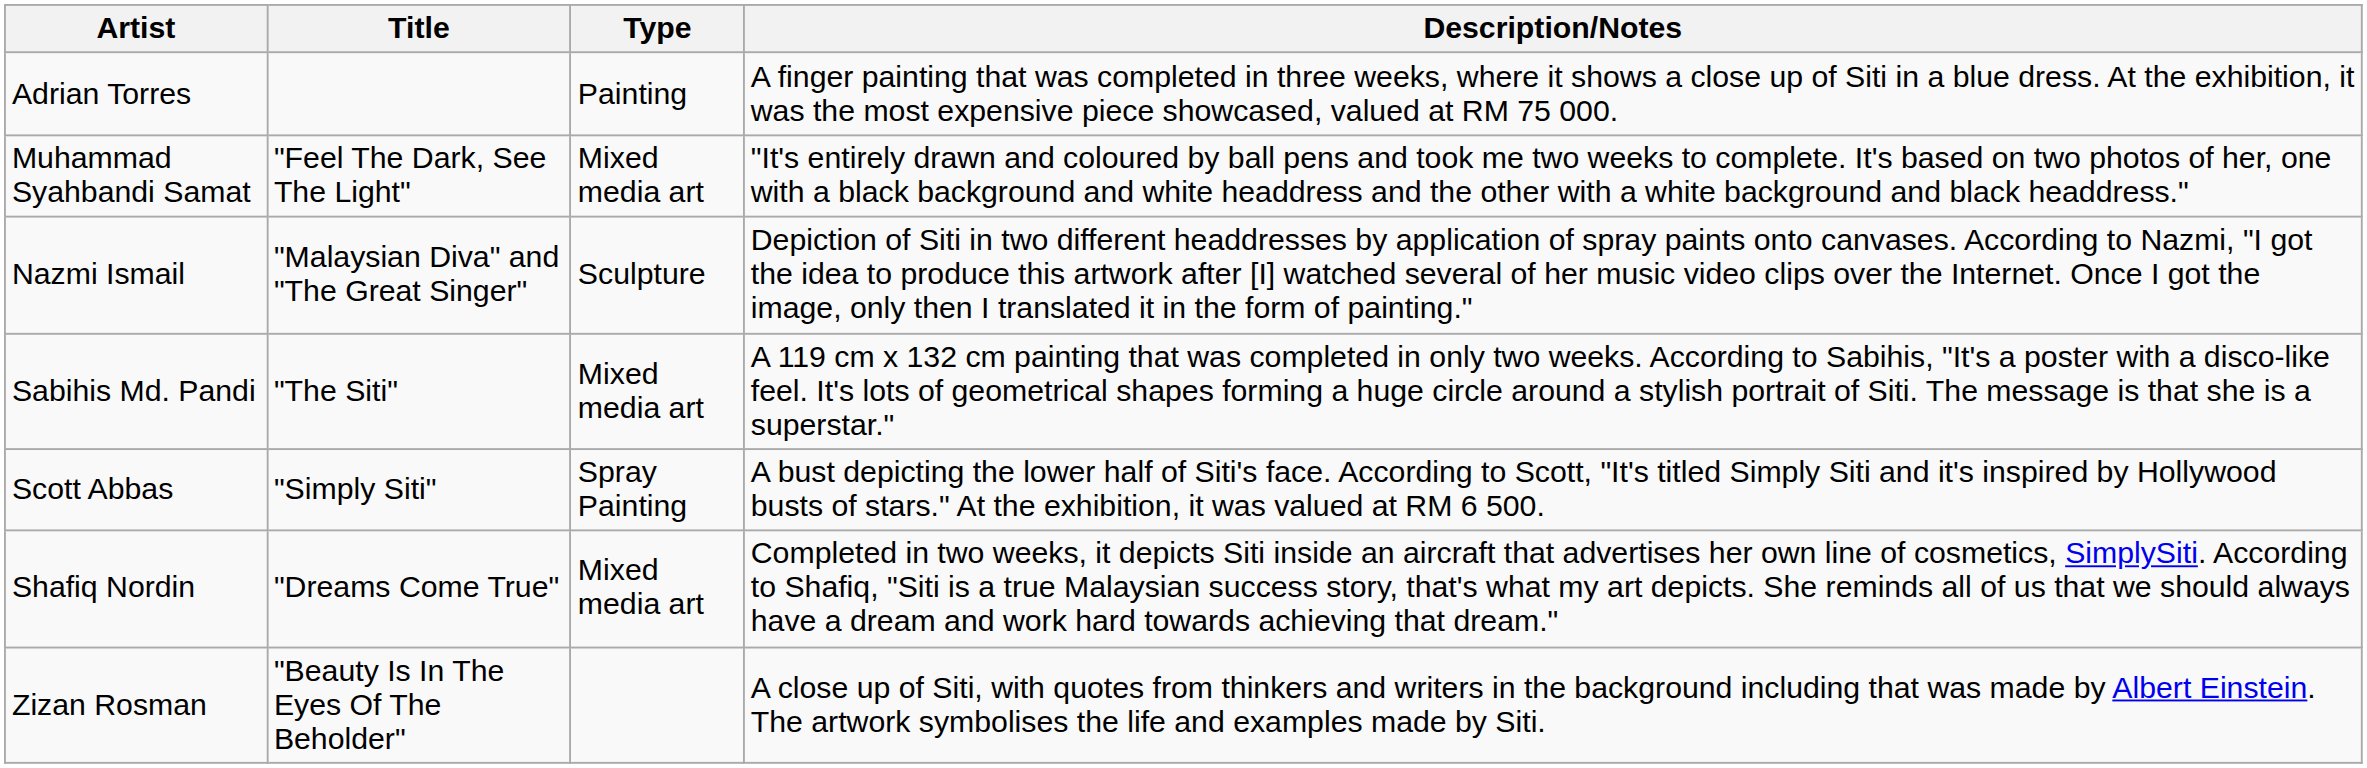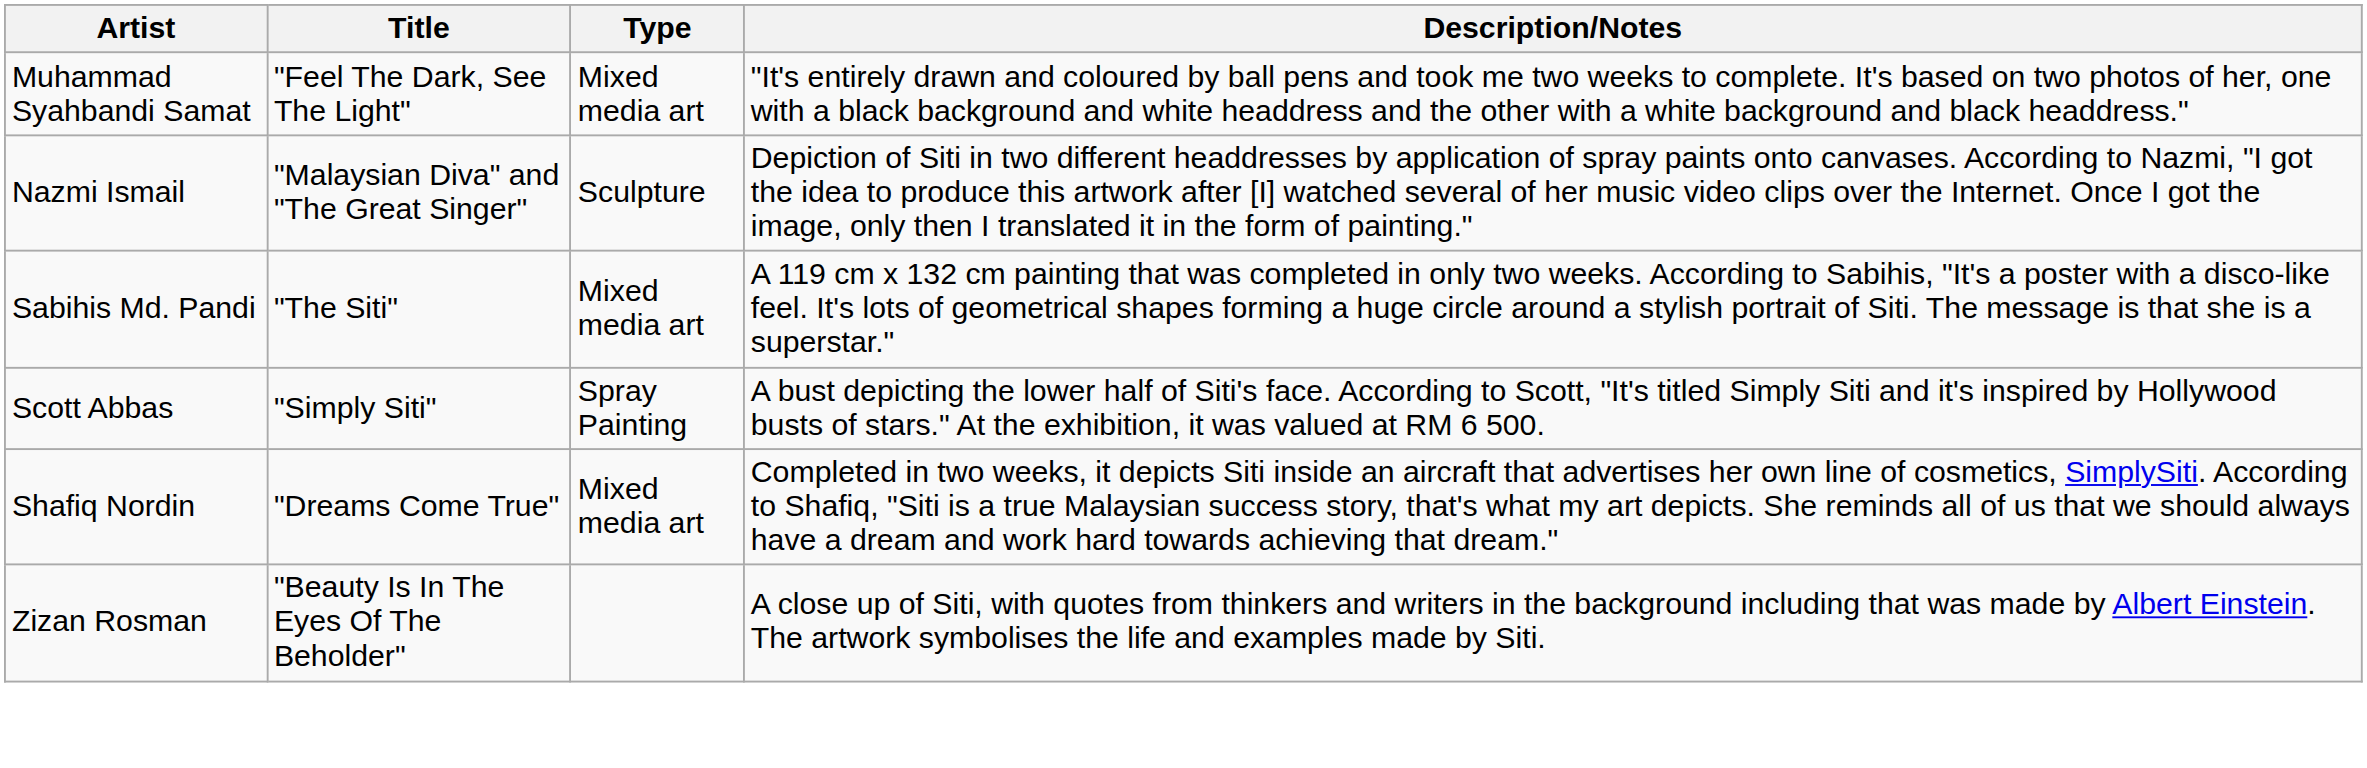- row: (102, 93)
